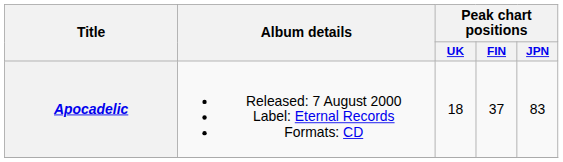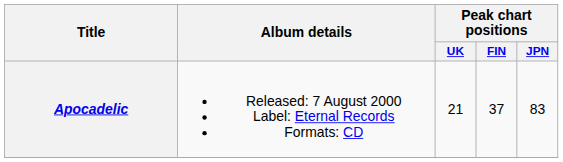(455, 109) 18 -> (455, 109) 21
